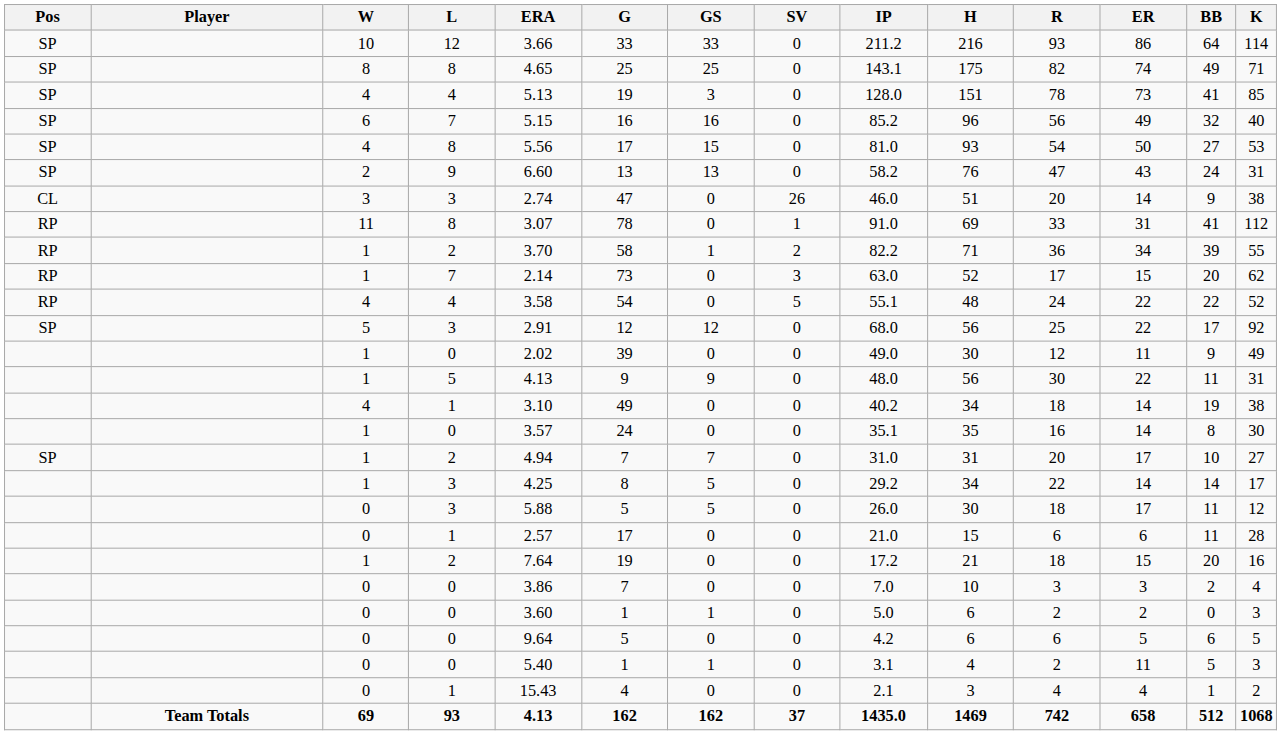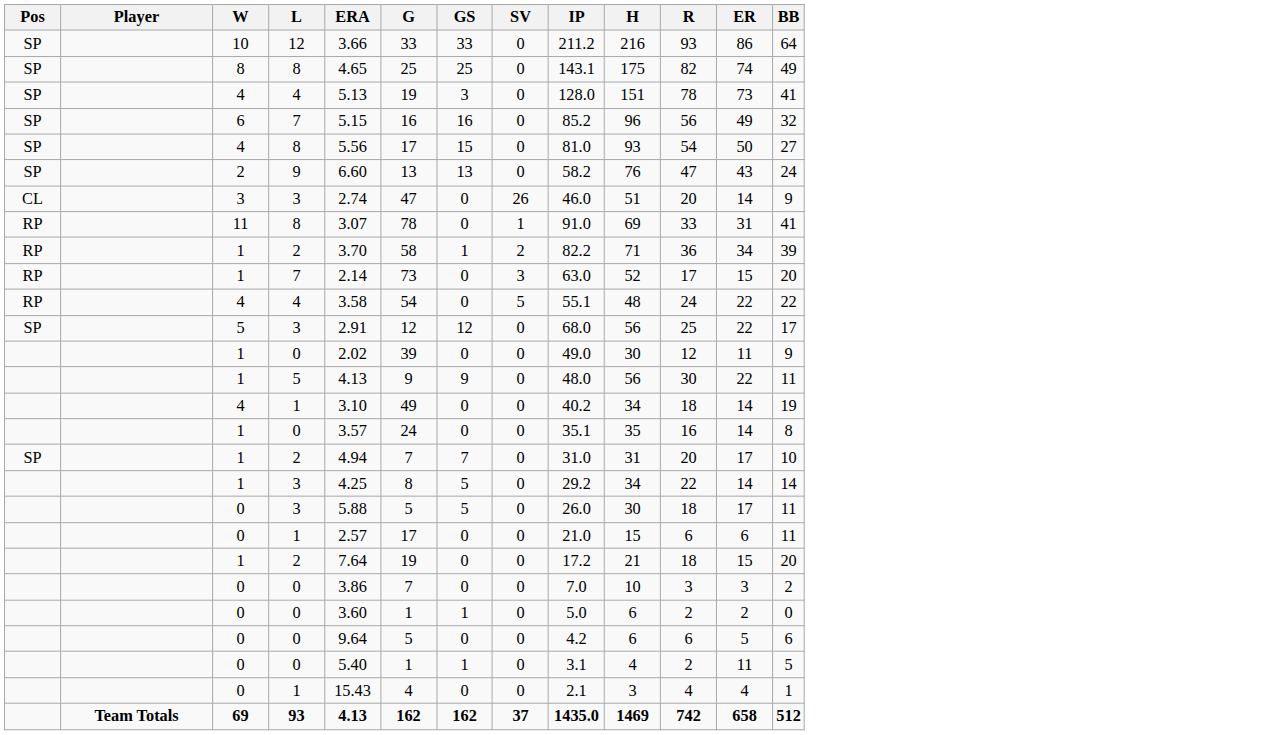- column: (1256, 17)
